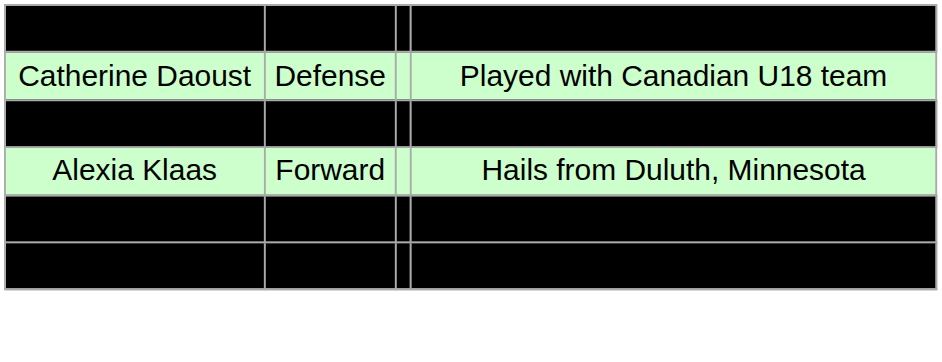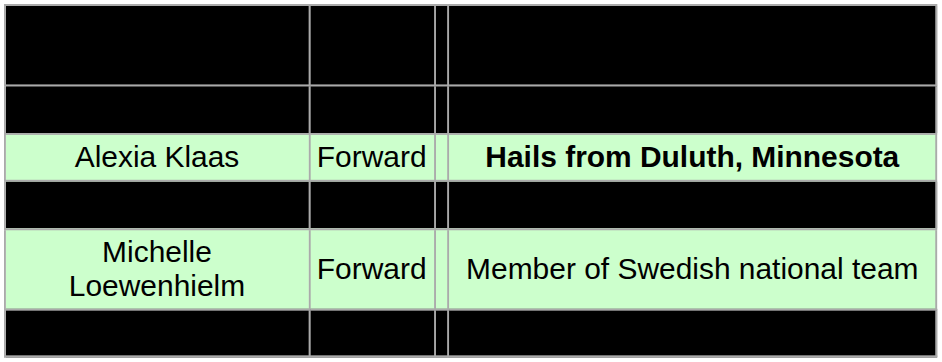- row: (135, 75)
(674, 170) normal -> (692, 156) bold
+ row: (157, 268)
